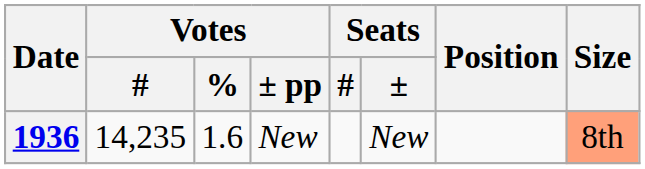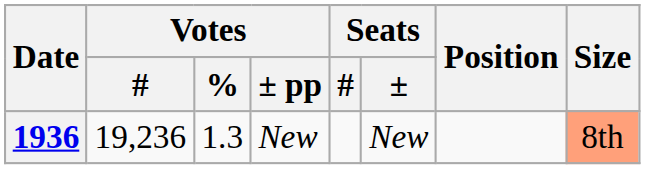(140, 136) 14,235 -> (140, 136) 19,236
(222, 136) 1.6 -> (222, 136) 1.3
